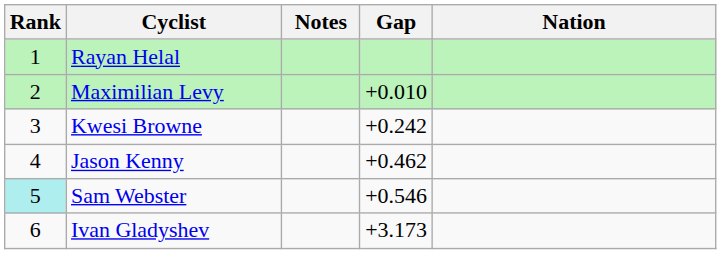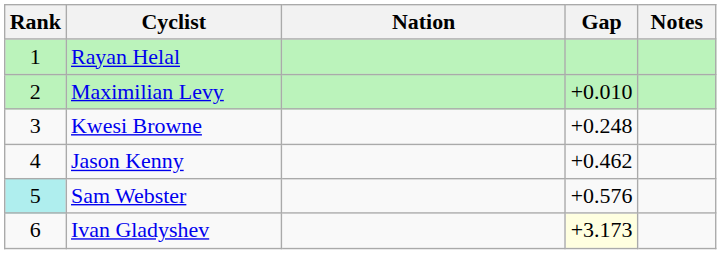columns swapped: (574, 21) <-> (321, 21)
(396, 126) +0.242 -> (602, 126) +0.248
(396, 195) +0.546 -> (602, 195) +0.576
(396, 230) no background -> (602, 230) lightyellow background
